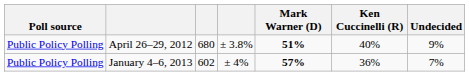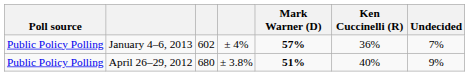rows swapped: (151, 44) <-> (151, 62)
